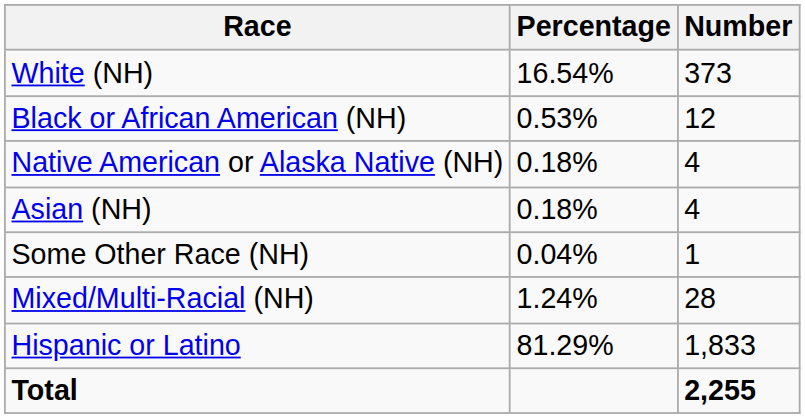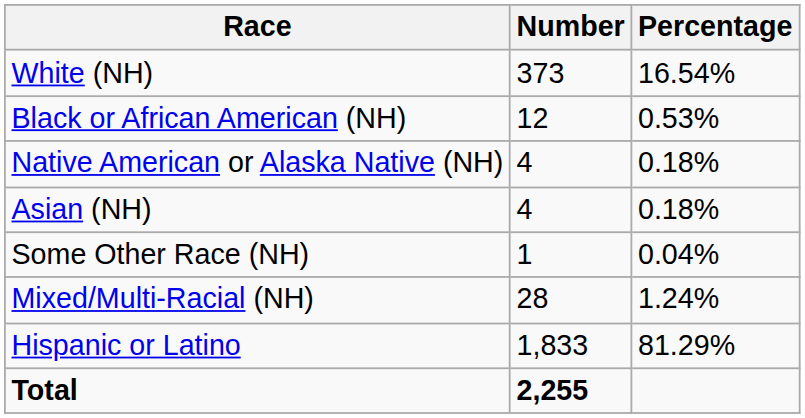columns swapped: (738, 27) <-> (594, 27)
